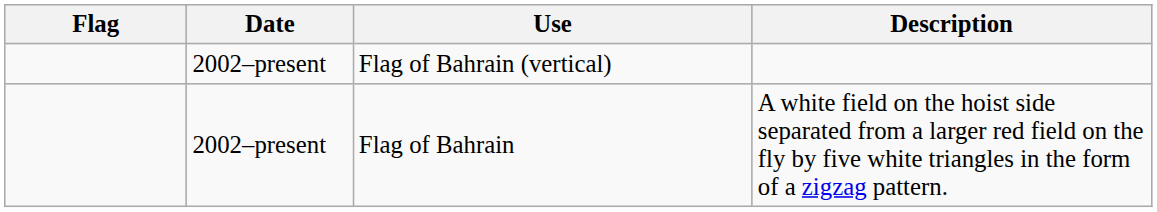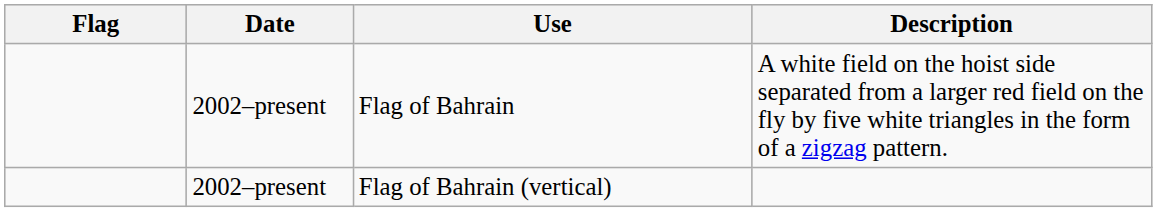rows swapped: (437, 144) <-> (485, 63)
